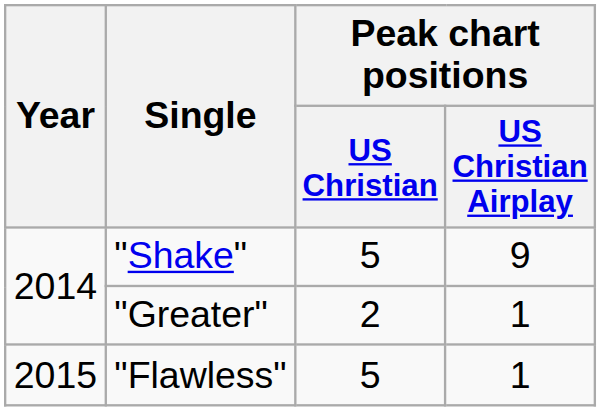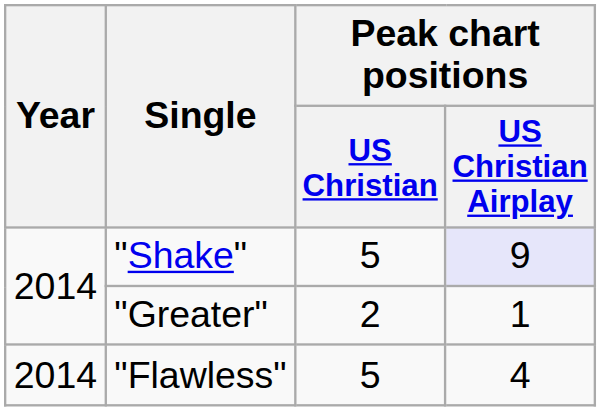(520, 255) no background -> (520, 255) lavender background
(55, 374) 2015 -> (55, 374) 2014
(520, 374) 1 -> (520, 374) 4
